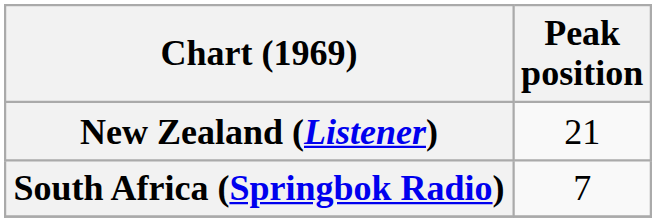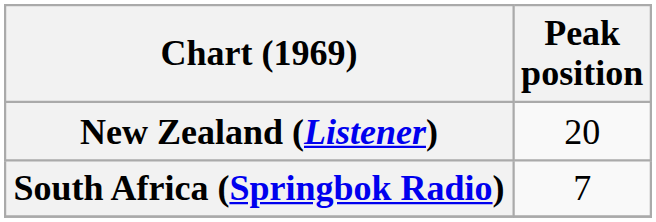(582, 130) 21 -> (582, 130) 20
